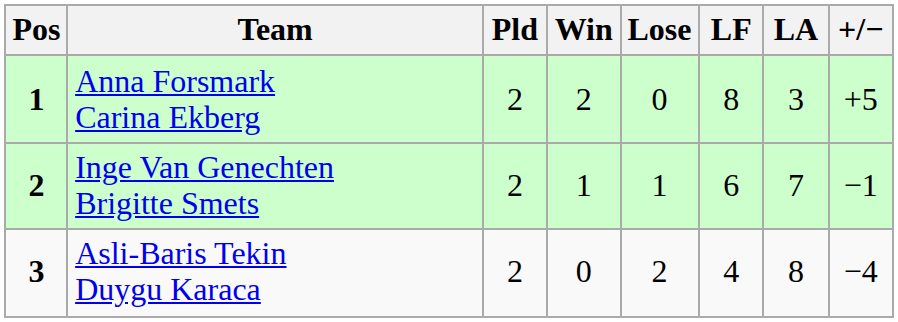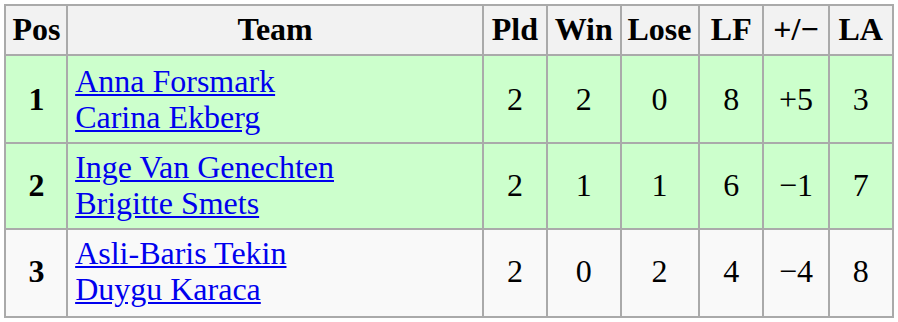columns swapped: (796, 29) <-> (861, 29)
